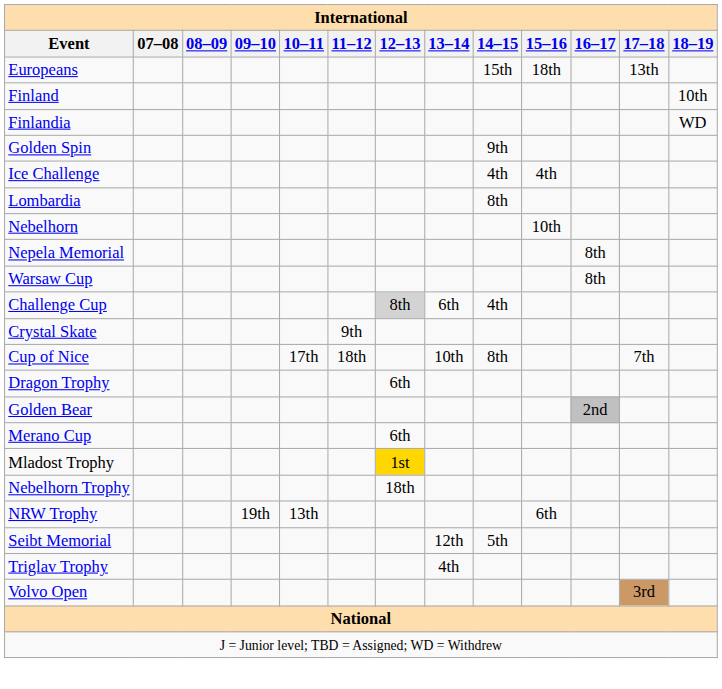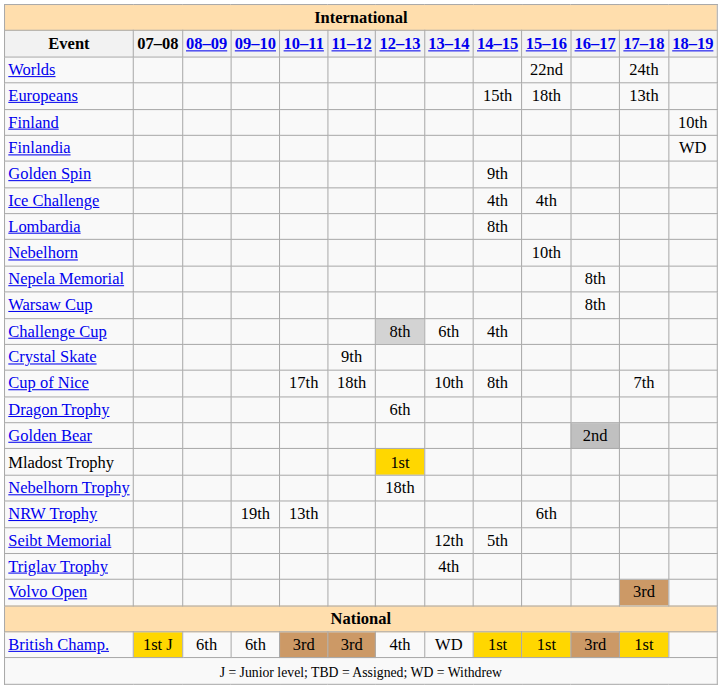+ row: (32, 69)
- row: (50, 435)
+ row: (59, 644)
